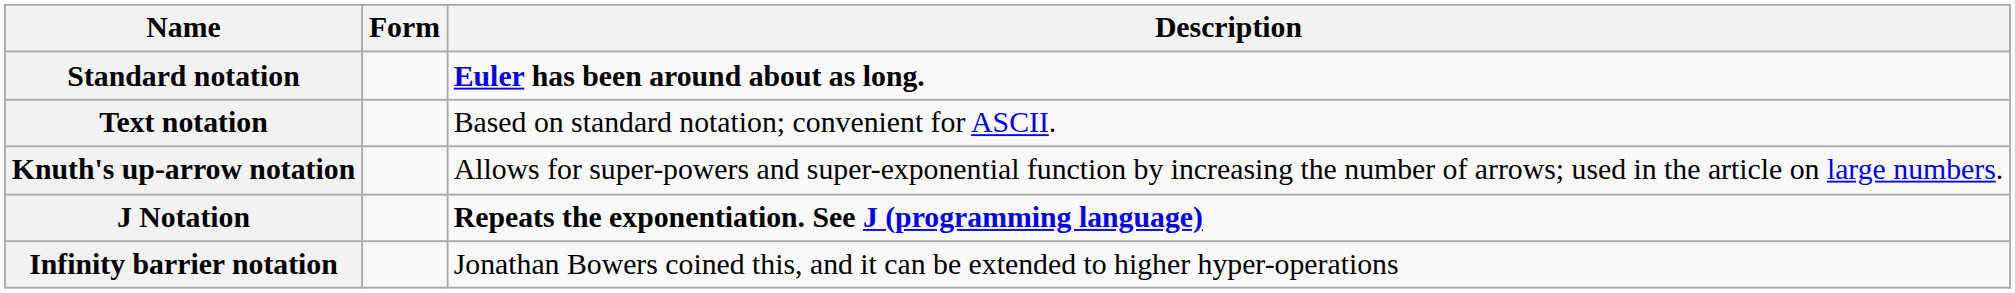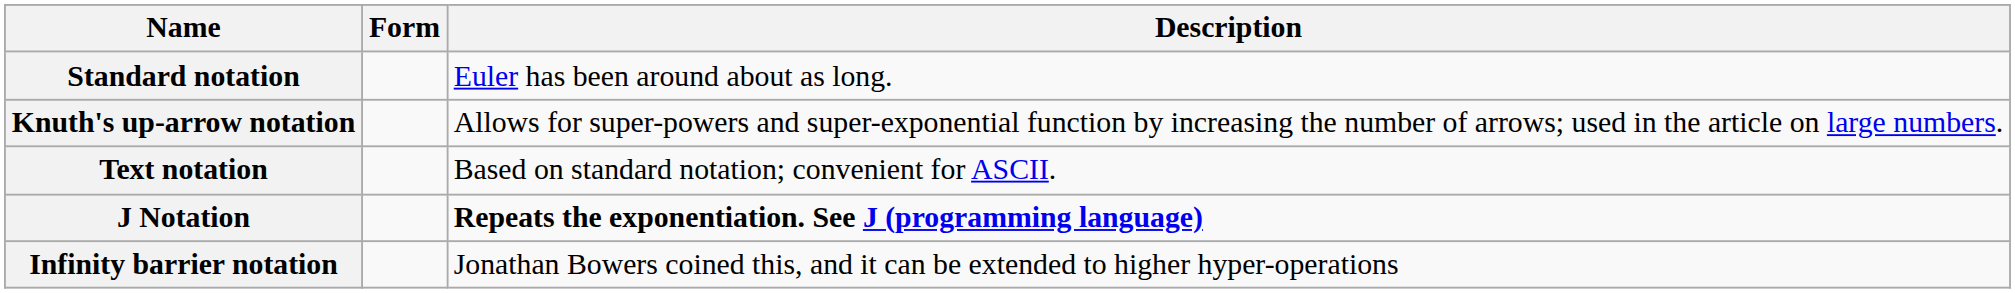(689, 75) bold -> (673, 75) normal
rows swapped: (184, 169) <-> (183, 122)
